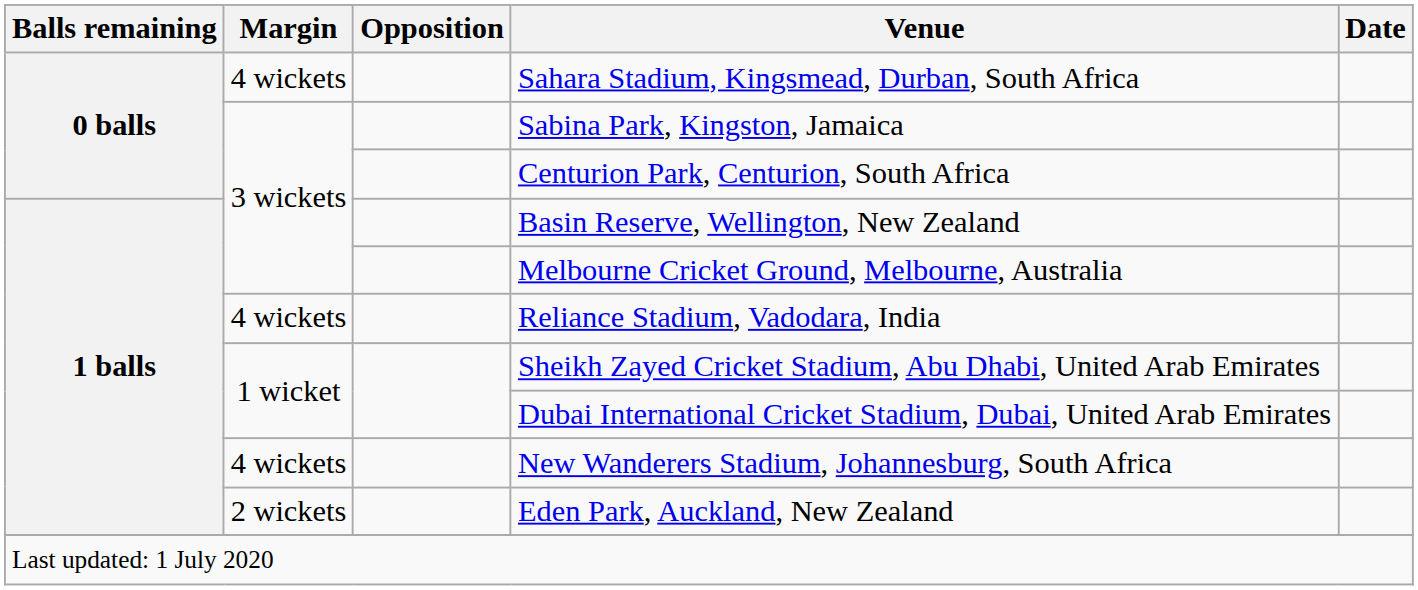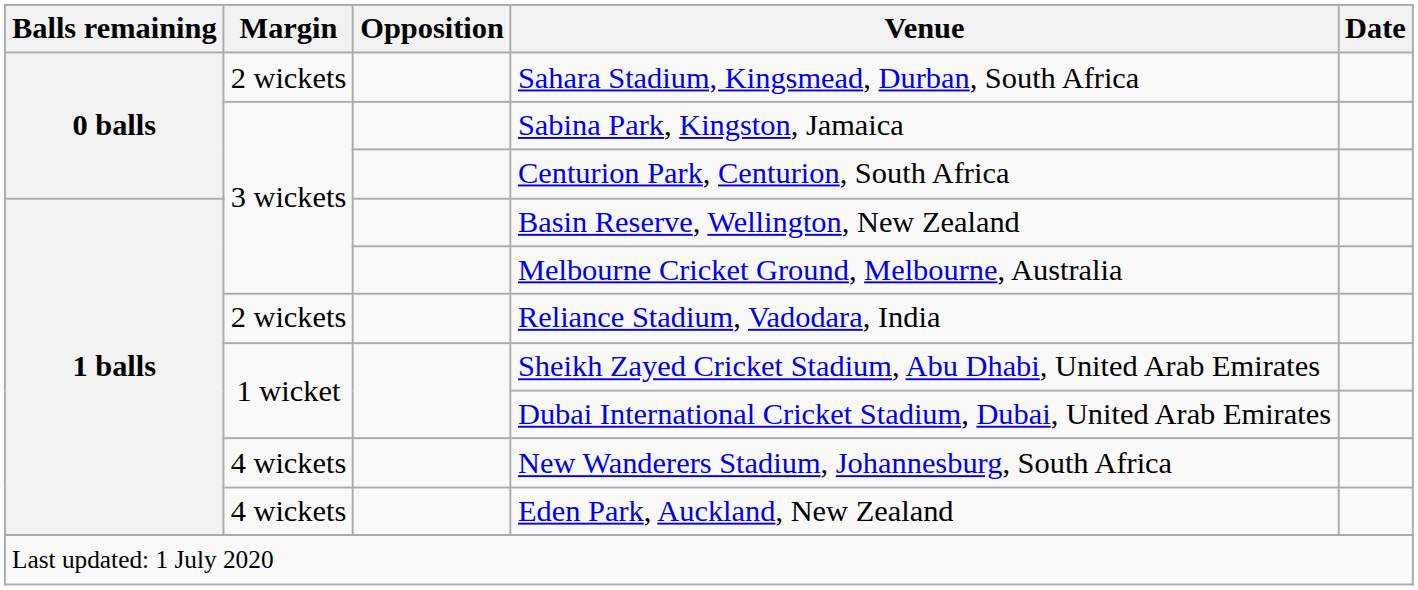(288, 76) 4 wickets -> (288, 76) 2 wickets
(288, 317) 4 wickets -> (288, 317) 2 wickets
(288, 510) 2 wickets -> (288, 510) 4 wickets
